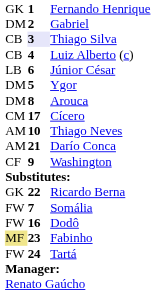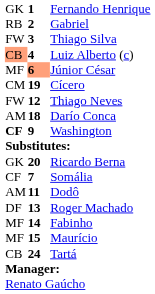(16, 23) DM -> (14, 23) RB
(14, 39) CB -> (15, 39) FW
(31, 39) lavender background -> (31, 39) no background
(14, 54) no background -> (14, 54) lightsalmon background
(13, 69) LB -> (14, 69) MF
(31, 69) no background -> (31, 69) lightsalmon background
- row: (63, 85)
- row: (69, 100)
(34, 115) 17 -> (34, 85) 19
(16, 131) AM -> (15, 100) FW
(34, 131) 10 -> (34, 100) 12
(34, 146) 21 -> (34, 115) 18
(13, 161) normal -> (14, 131) bold
(34, 192) 22 -> (34, 161) 20
(15, 207) FW -> (13, 176) CF
(15, 222) FW -> (16, 192) AM
(34, 222) 16 -> (34, 192) 11
+ row: (92, 207)
(14, 238) khaki background -> (14, 222) no background
(34, 238) 23 -> (34, 222) 14
+ row: (74, 238)
(15, 253) FW -> (14, 253) CB
